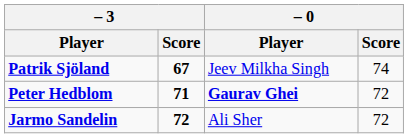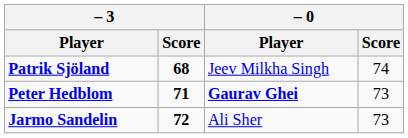(181, 68) 67 -> (181, 68) 68
(381, 94) 72 -> (381, 94) 73
(381, 119) 72 -> (381, 119) 73
